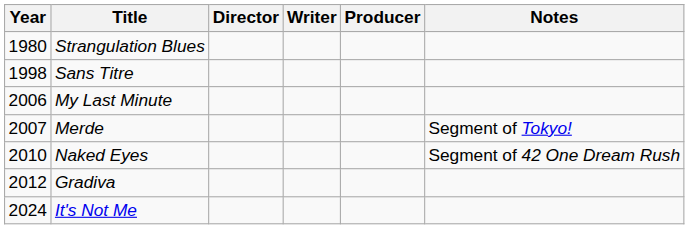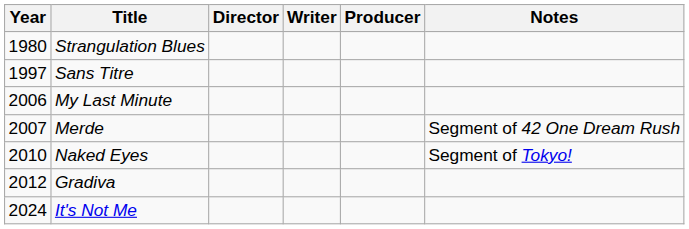(28, 73) 1998 -> (28, 73) 1997
(500, 127) Segment of Tokyo! -> (554, 127) Segment of 42 One Dream Rush
(554, 155) Segment of 42 One Dream Rush -> (500, 155) Segment of Tokyo!
